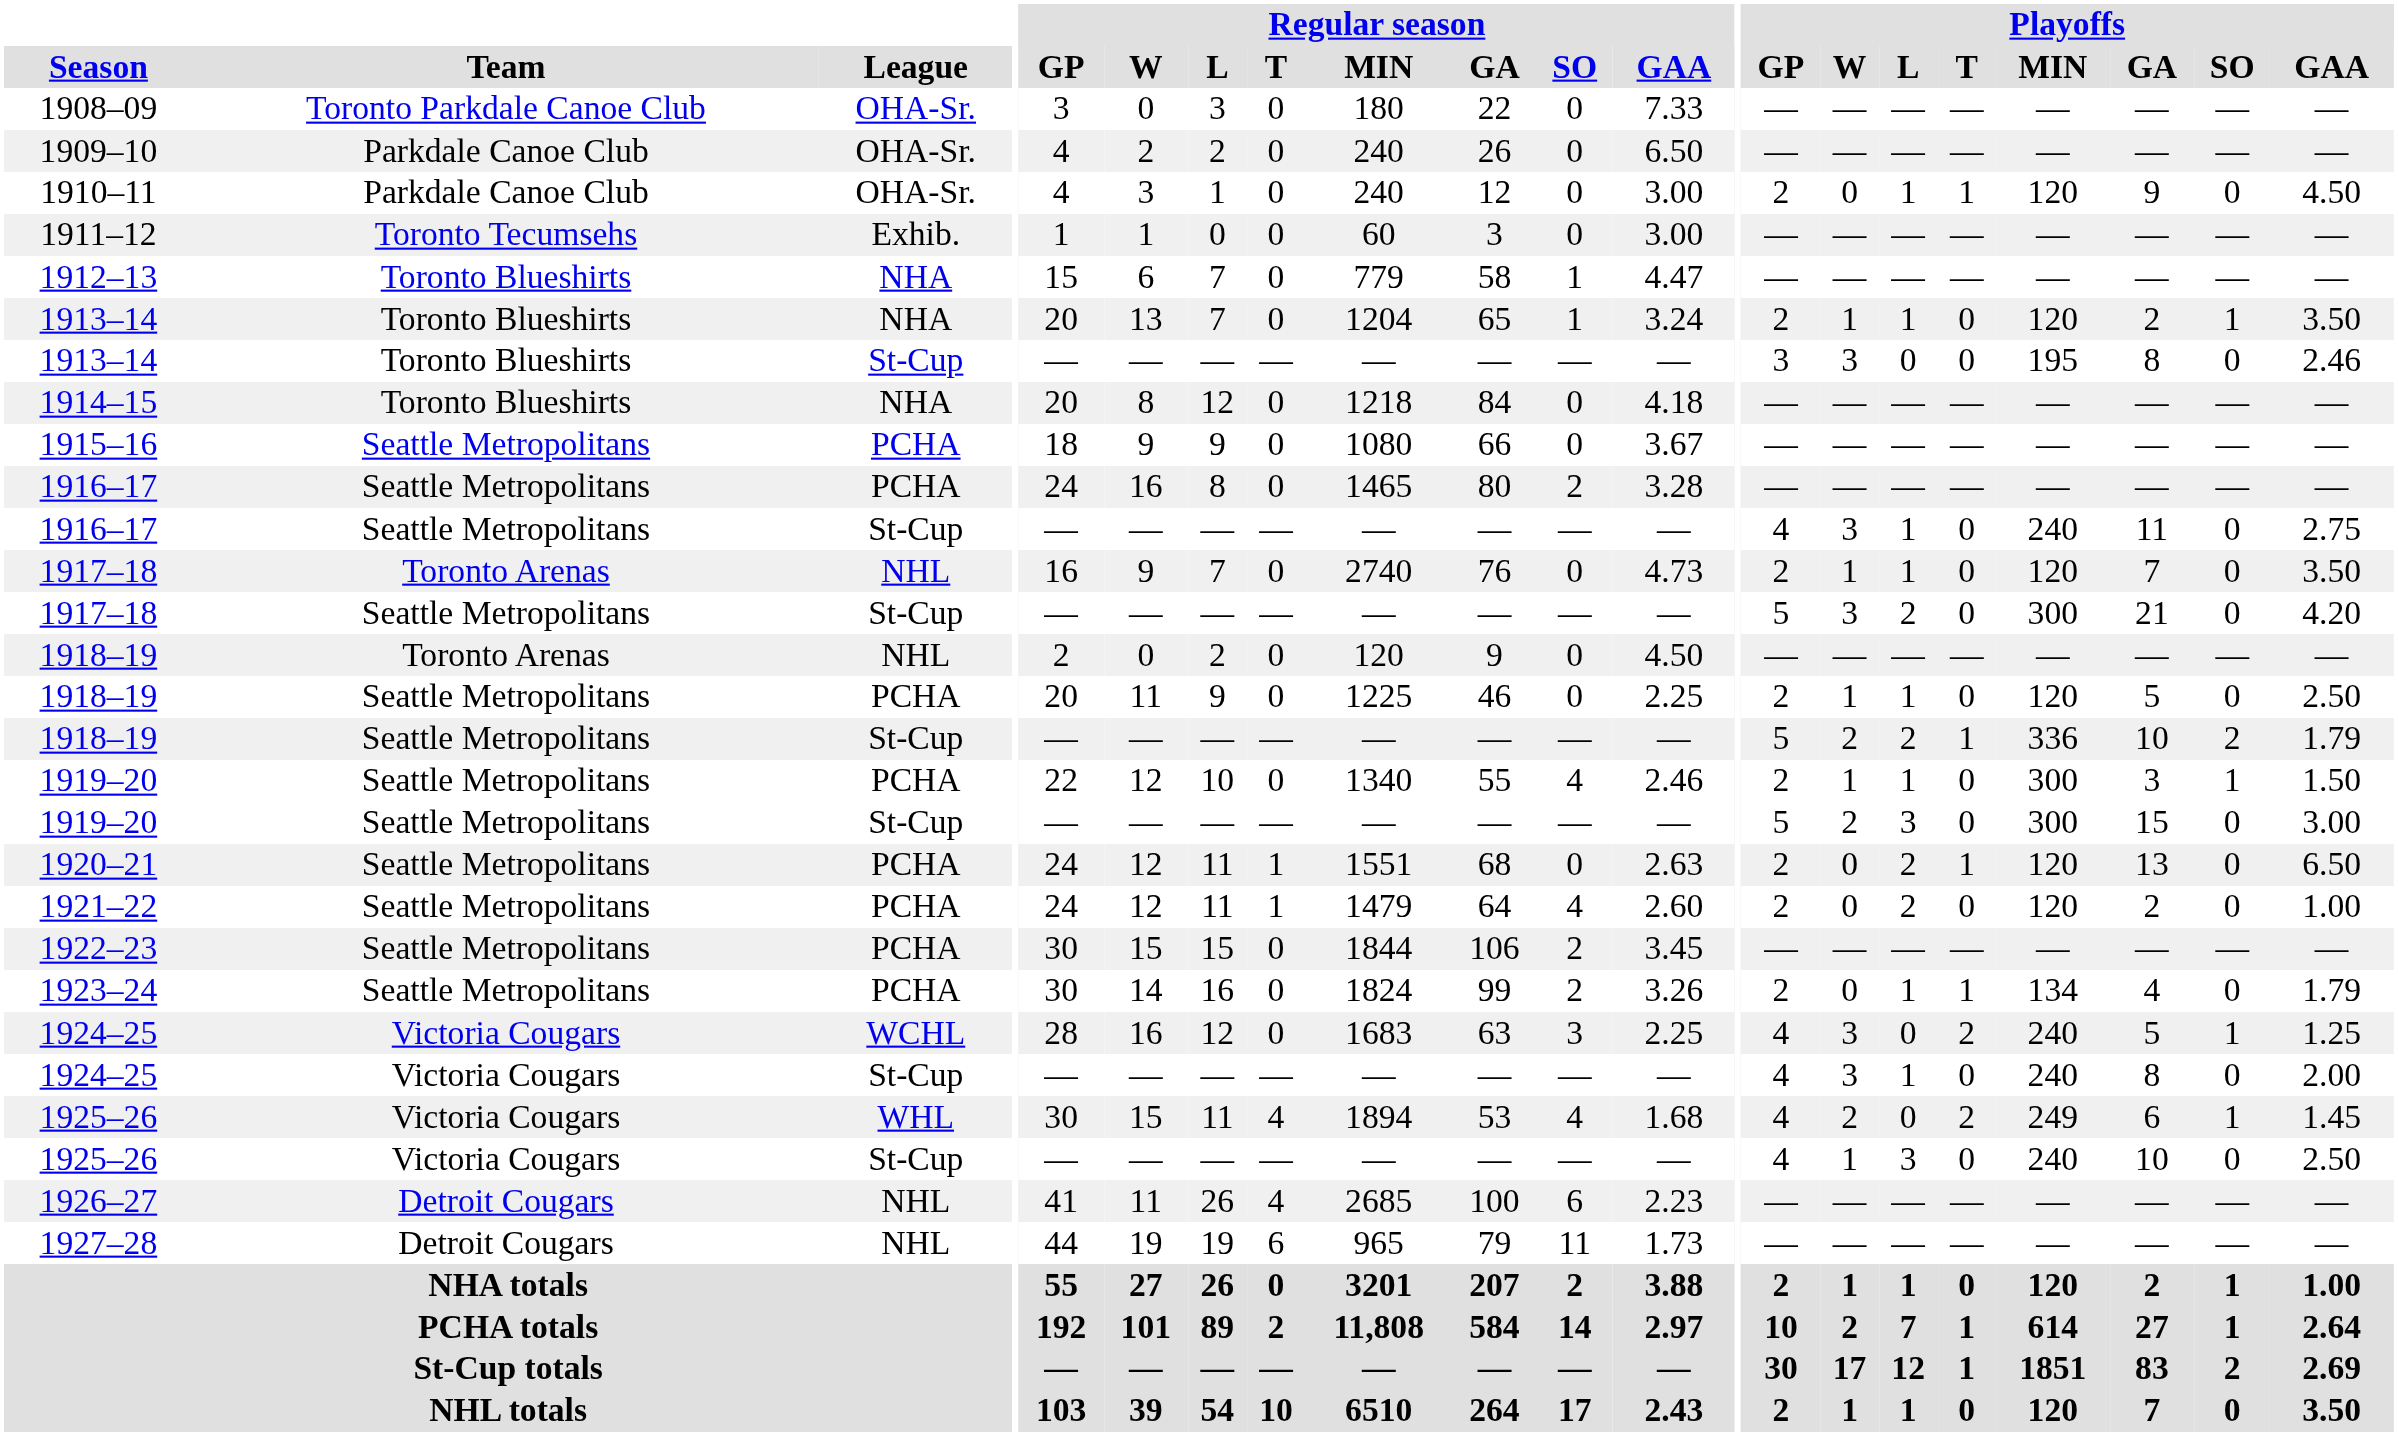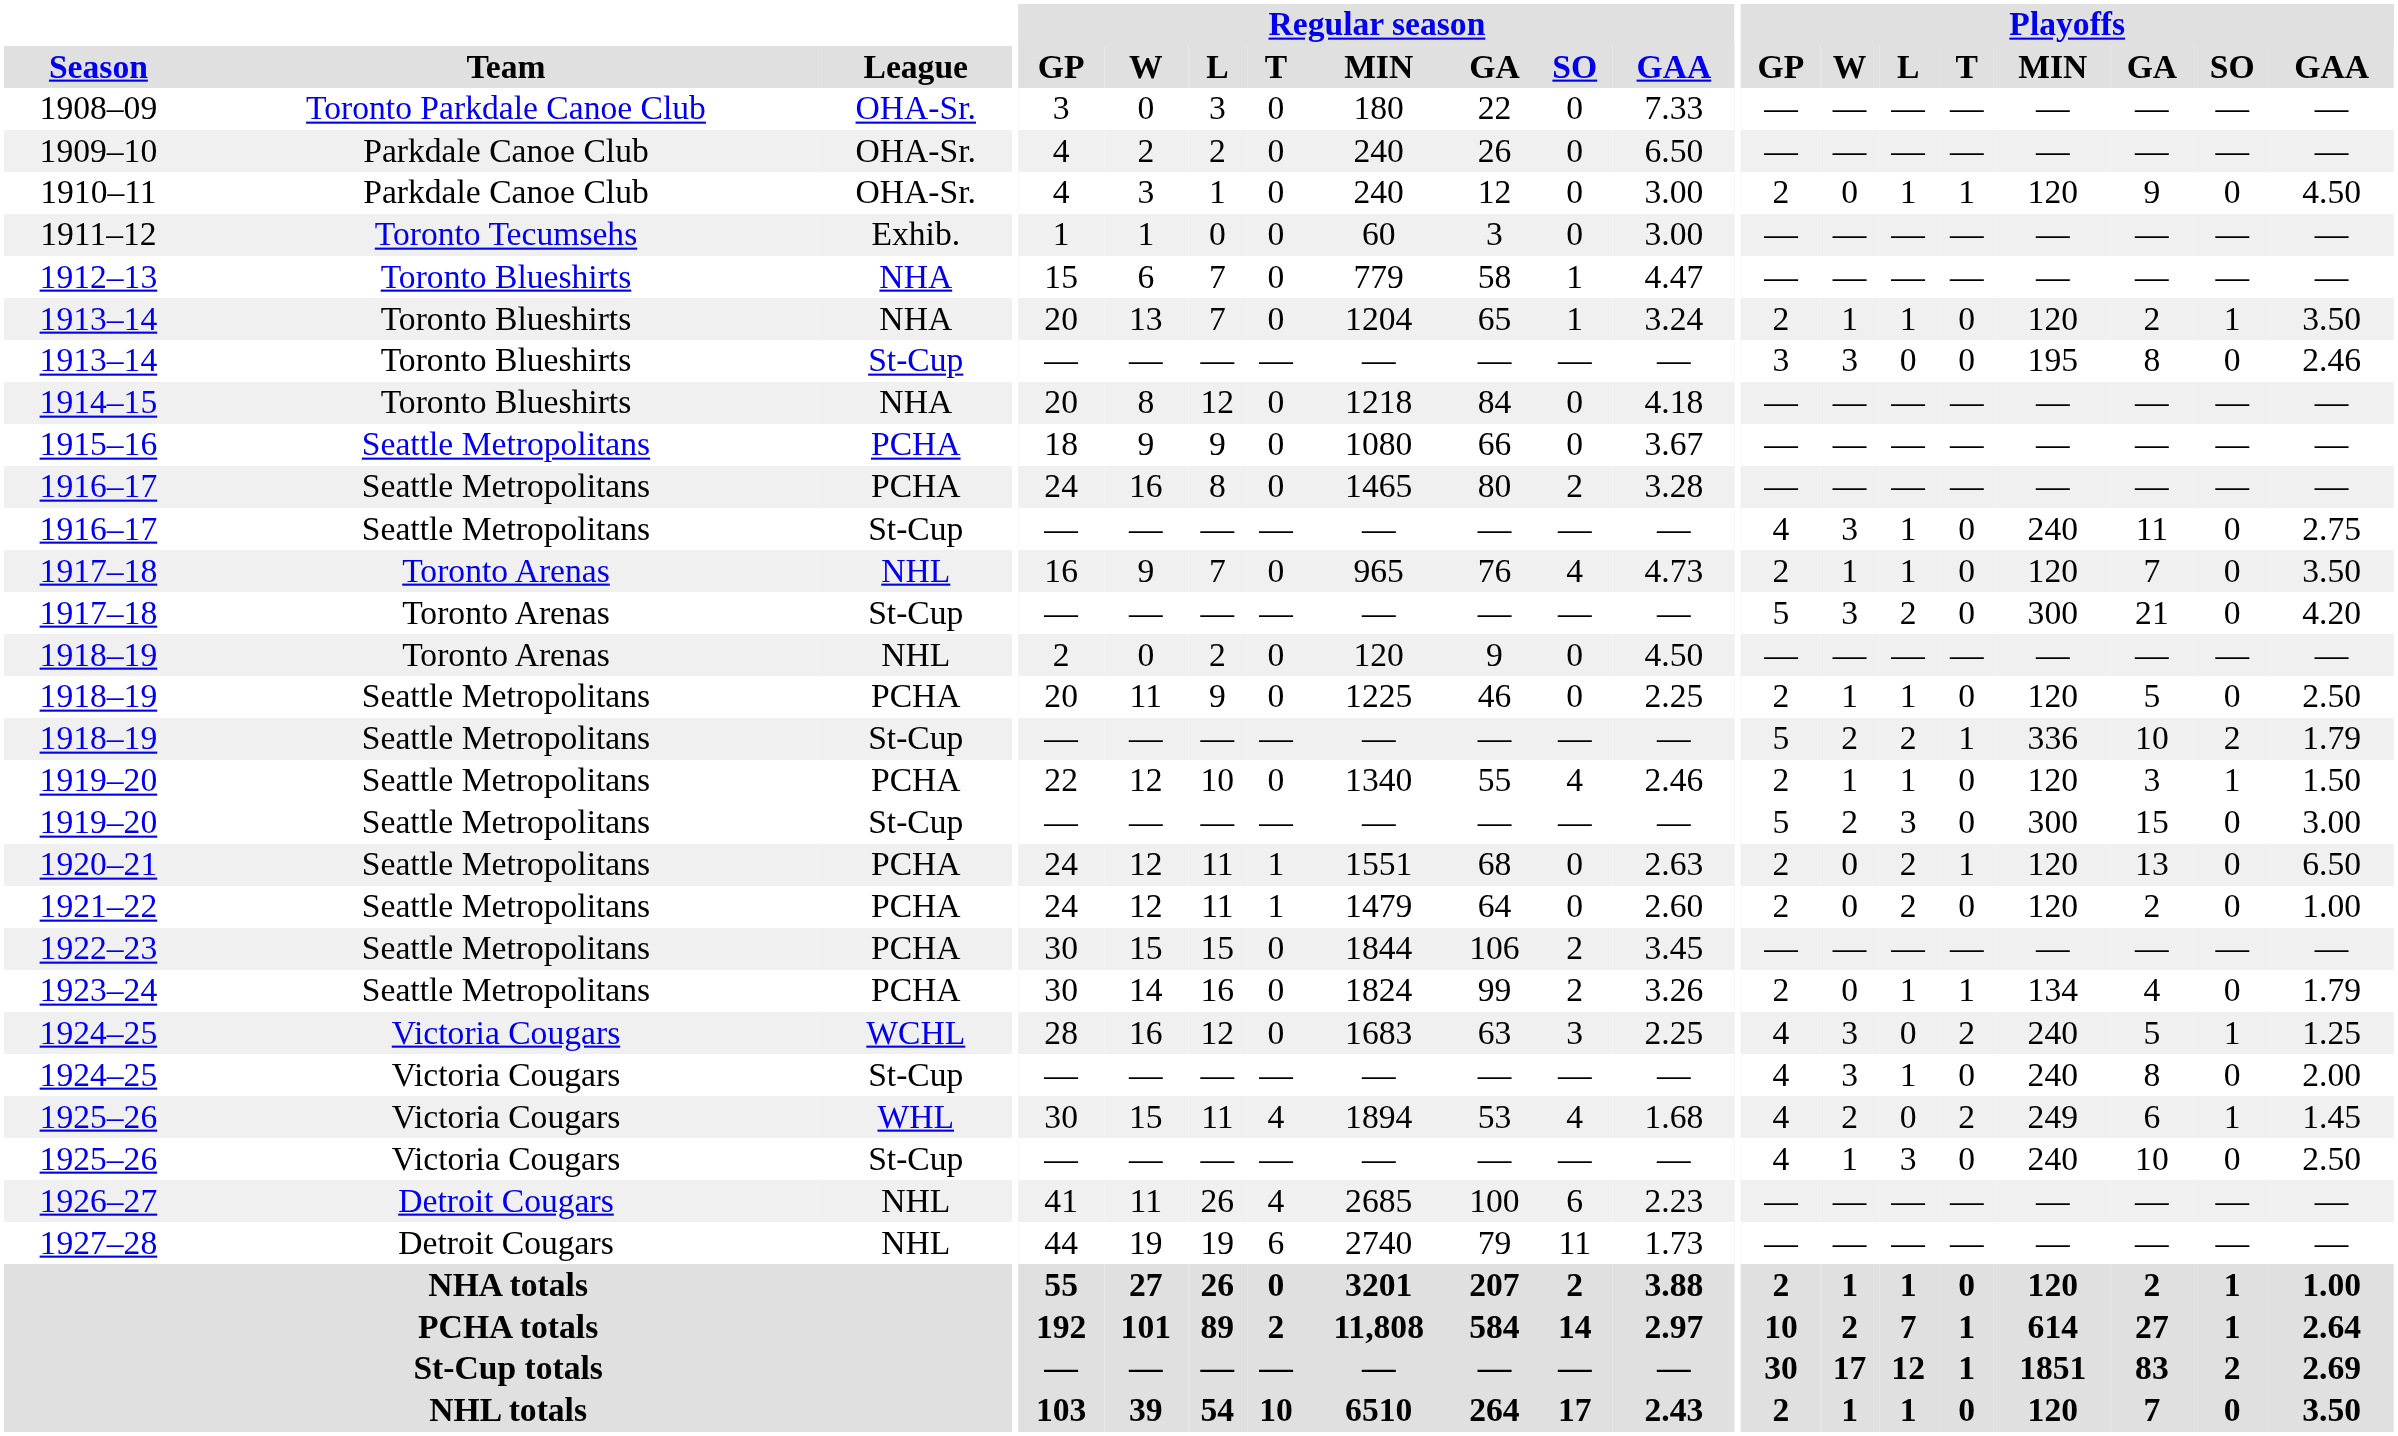(1379, 570) 2740 -> (1379, 570) 965
(1575, 570) 0 -> (1575, 570) 4
(506, 612) Seattle Metropolitans -> (506, 612) Toronto Arenas
(2053, 780) 300 -> (2053, 780) 120
(1575, 906) 4 -> (1575, 906) 0
(1379, 1242) 965 -> (1379, 1242) 2740
